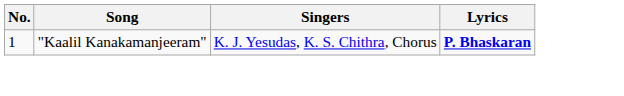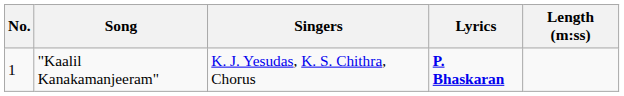+ column: (571, 26)
